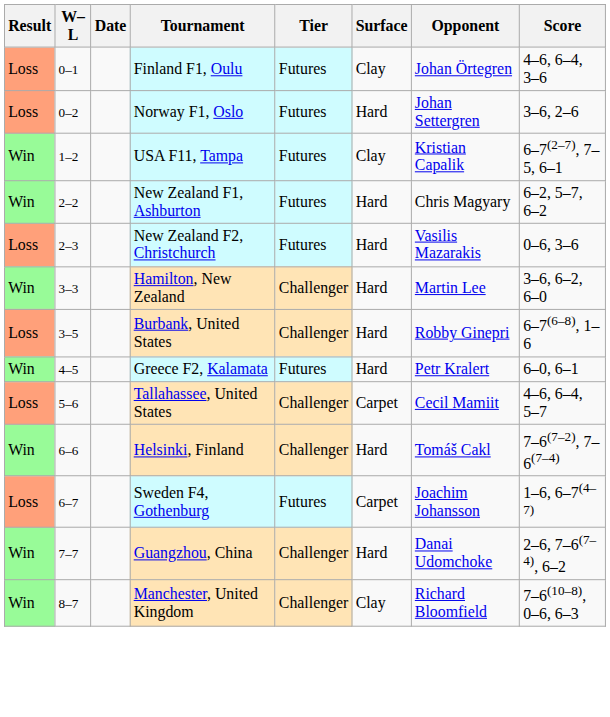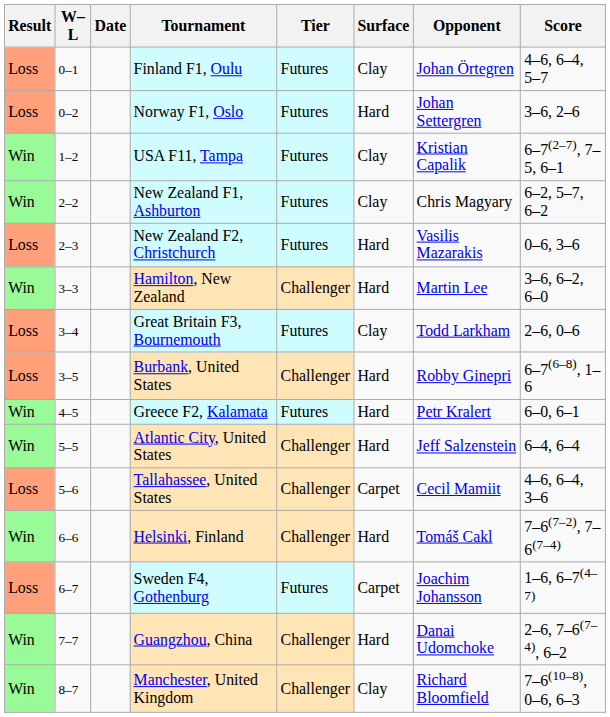(553, 68) 4–6, 6–4, 3–6 -> (554, 68) 4–6, 6–4, 5–7
(371, 202) Hard -> (372, 202) Clay
+ row: (187, 330)
+ row: (200, 446)
(553, 403) 4–6, 6–4, 5–7 -> (554, 489) 4–6, 6–4, 3–6
